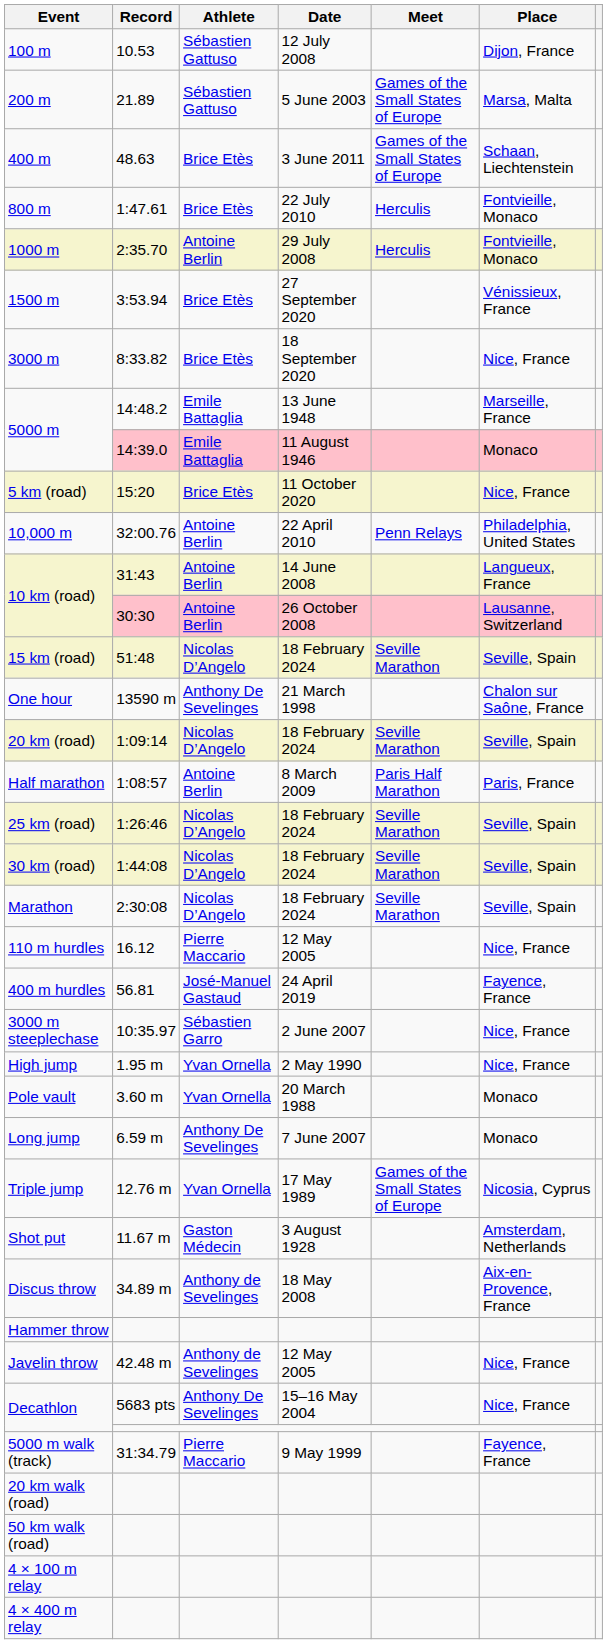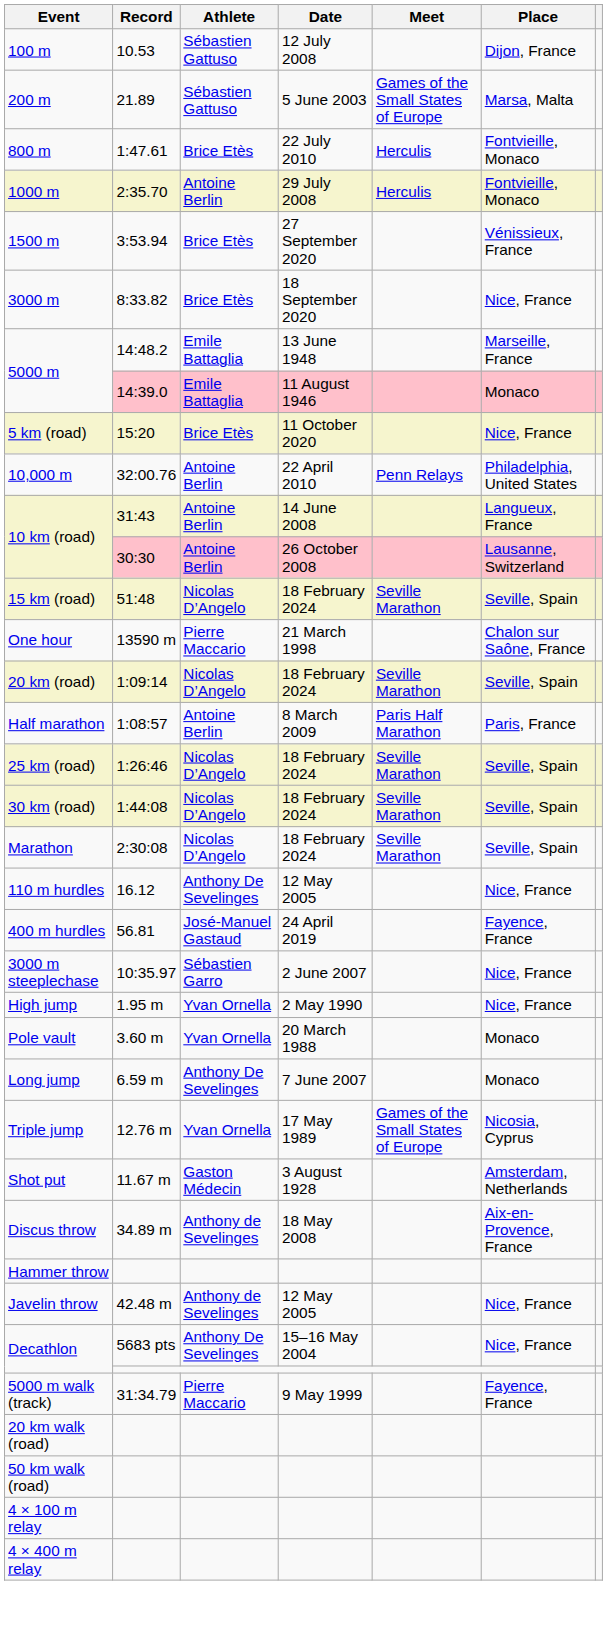- row: (29, 158)
(223, 699) Anthony De Sevelinges -> (214, 640) Pierre Maccario
(214, 948) Pierre Maccario -> (223, 889) Anthony De Sevelinges
